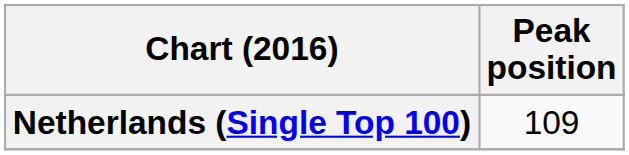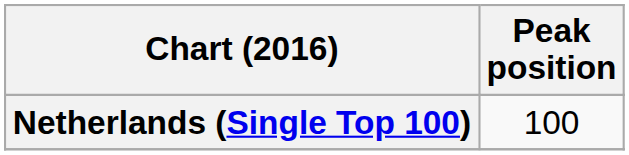(552, 121) 109 -> (552, 121) 100
